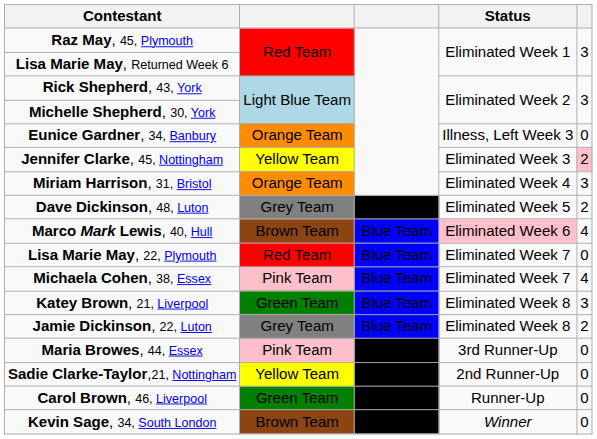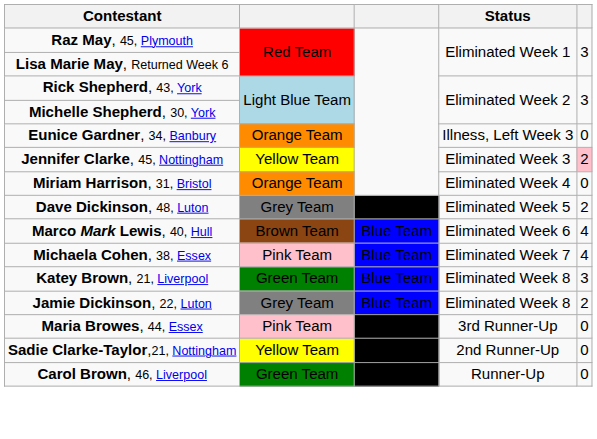(584, 183) 3 -> (584, 183) 0
(508, 231) pink background -> (508, 231) no background
- row: (122, 254)
- row: (122, 421)
